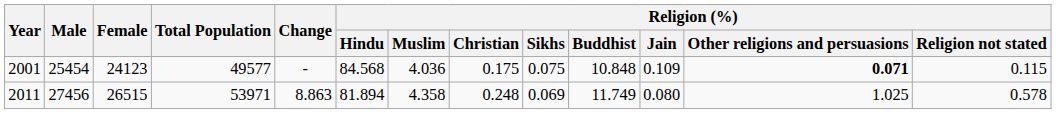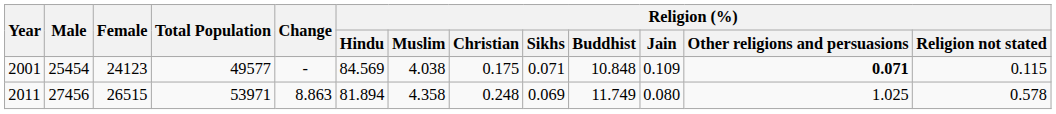(362, 69) 84.568 -> (362, 69) 84.569
(427, 69) 4.036 -> (427, 69) 4.038
(546, 69) 0.075 -> (546, 69) 0.071
